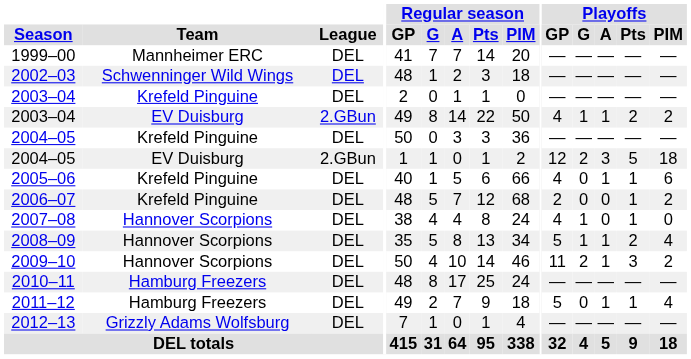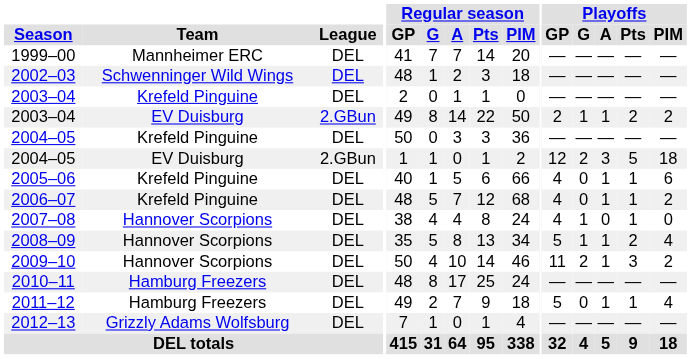(557, 117) 4 -> (557, 117) 2
(557, 199) 2 -> (557, 199) 4
(606, 199) 0 -> (606, 199) 1
